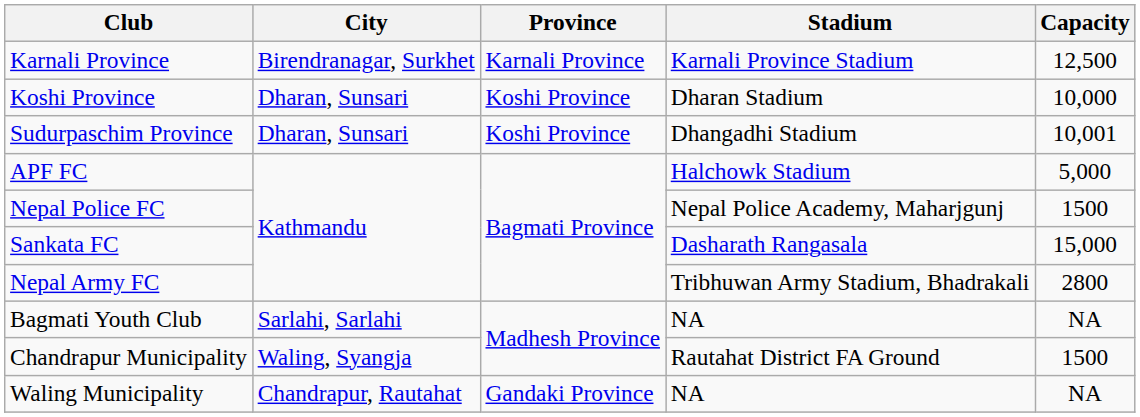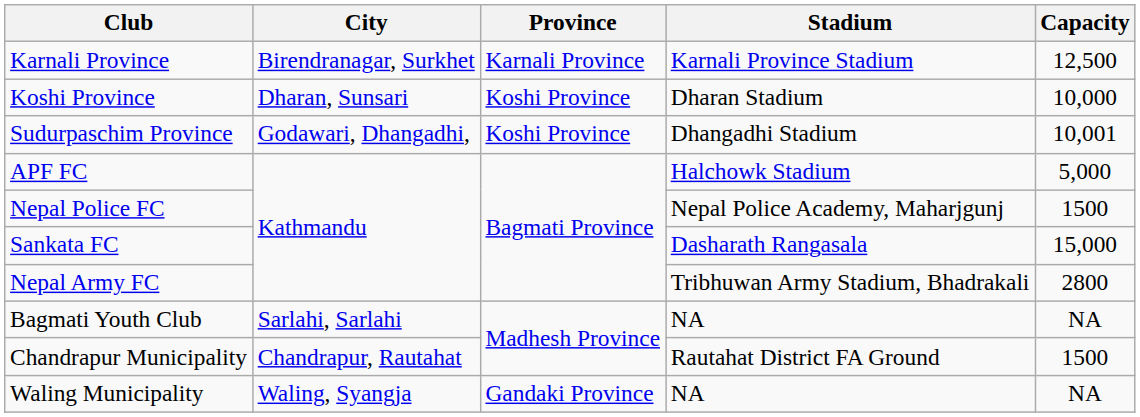(333, 134) Dharan, Sunsari -> (364, 134) Godawari, Dhangadhi,
(335, 356) Waling, Syangja -> (360, 356) Chandrapur, Rautahat
(360, 393) Chandrapur, Rautahat -> (335, 393) Waling, Syangja
